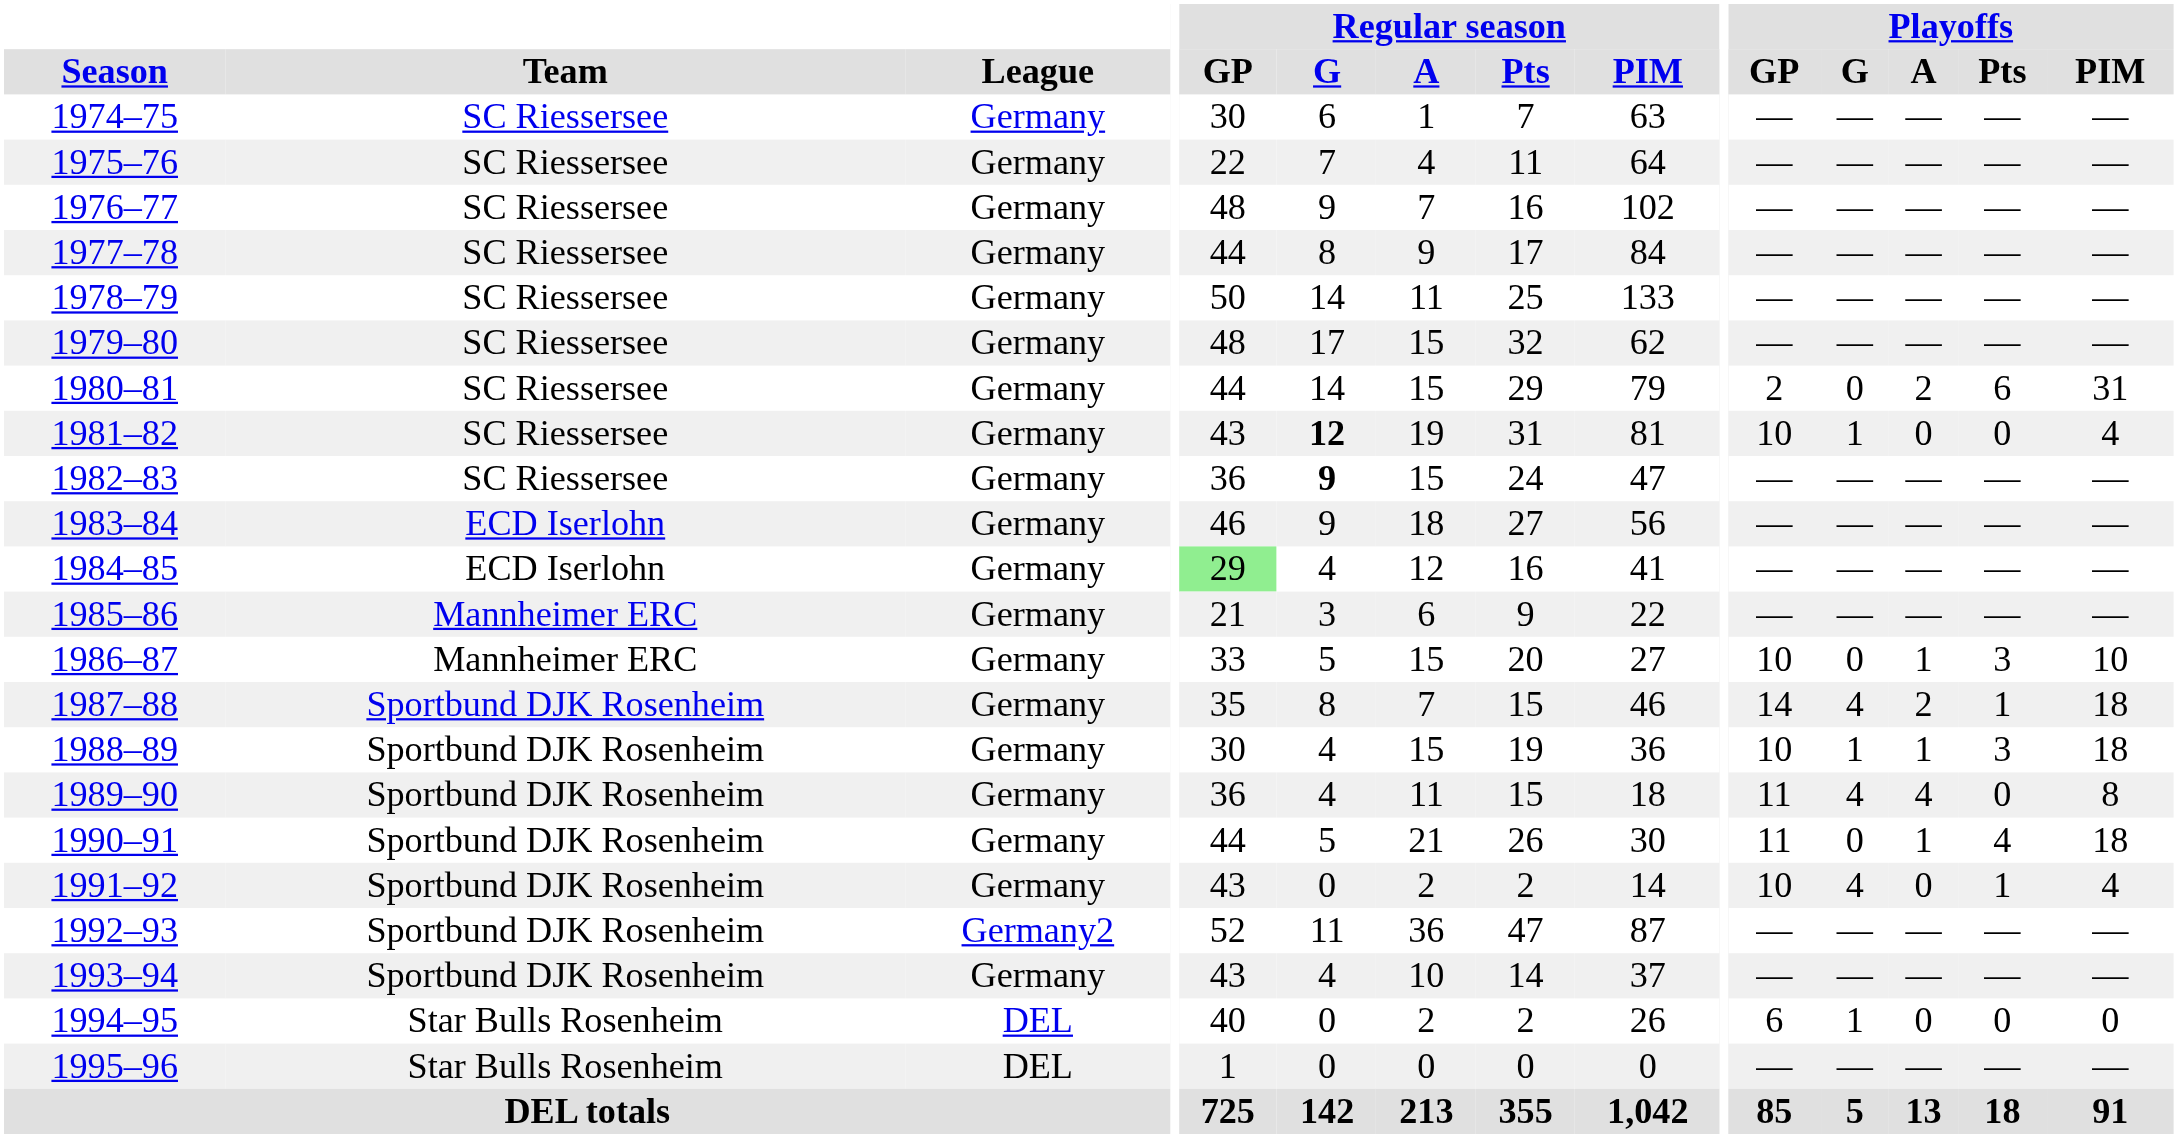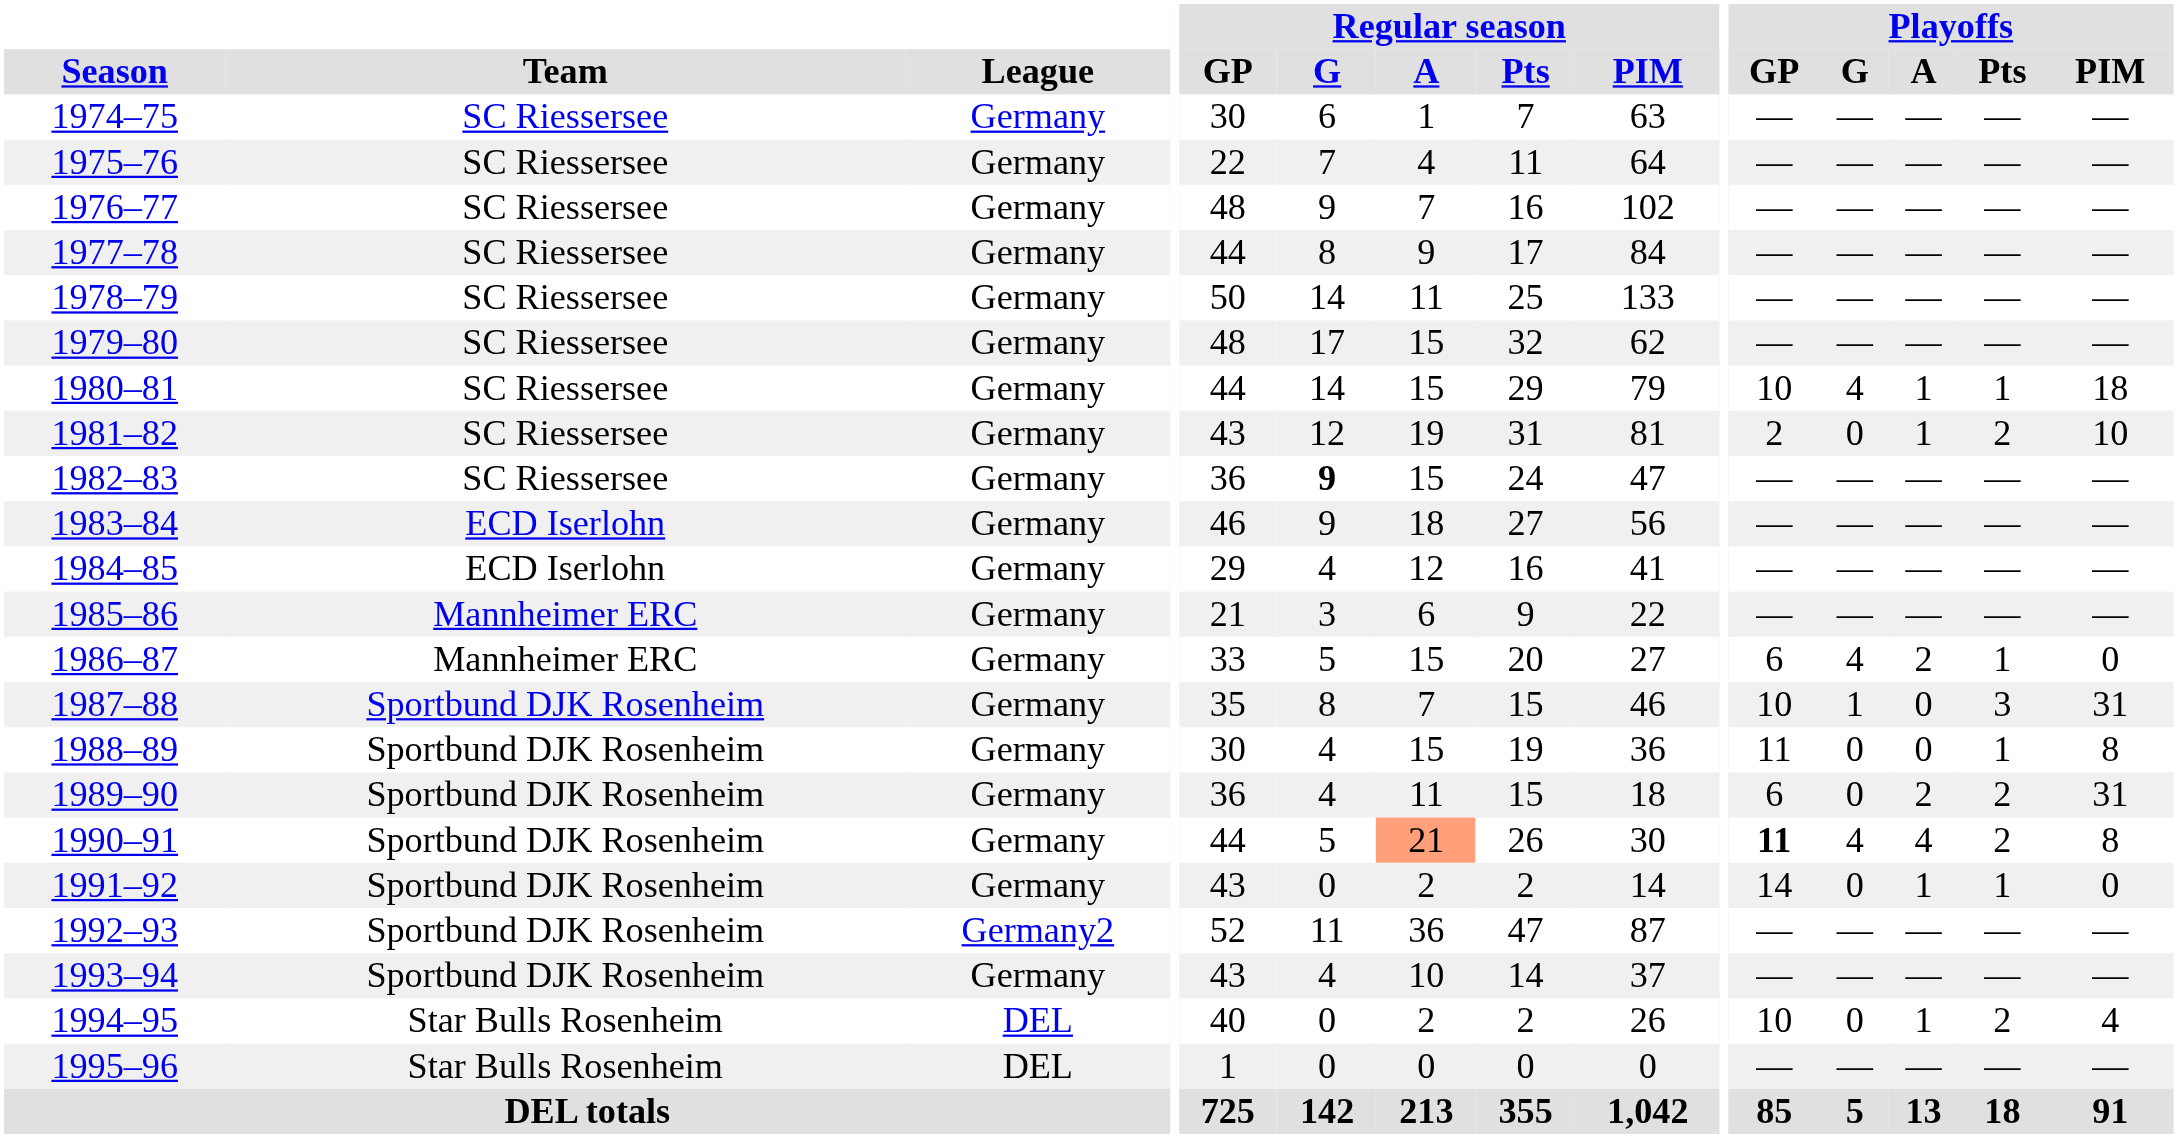(1774, 387) 2 -> (1774, 387) 10
(1855, 387) 0 -> (1855, 387) 4
(1924, 387) 2 -> (1924, 387) 1
(2002, 387) 6 -> (2002, 387) 1
(2110, 387) 31 -> (2110, 387) 18
(1327, 432) bold -> (1327, 432) normal
(1774, 432) 10 -> (1774, 432) 2
(1855, 432) 1 -> (1855, 432) 0
(1924, 432) 0 -> (1924, 432) 1
(2002, 432) 0 -> (2002, 432) 2
(2110, 432) 4 -> (2110, 432) 10
(1228, 568) lightgreen background -> (1228, 568) no background
(1774, 658) 10 -> (1774, 658) 6
(1855, 658) 0 -> (1855, 658) 4
(1924, 658) 1 -> (1924, 658) 2
(2002, 658) 3 -> (2002, 658) 1
(2110, 658) 10 -> (2110, 658) 0
(1774, 703) 14 -> (1774, 703) 10
(1855, 703) 4 -> (1855, 703) 1
(1924, 703) 2 -> (1924, 703) 0
(2002, 703) 1 -> (2002, 703) 3
(2110, 703) 18 -> (2110, 703) 31
(1774, 749) 10 -> (1774, 749) 11
(1855, 749) 1 -> (1855, 749) 0
(1924, 749) 1 -> (1924, 749) 0
(2002, 749) 3 -> (2002, 749) 1
(2110, 749) 18 -> (2110, 749) 8
(1774, 794) 11 -> (1774, 794) 6
(1855, 794) 4 -> (1855, 794) 0
(1924, 794) 4 -> (1924, 794) 2
(2002, 794) 0 -> (2002, 794) 2
(2110, 794) 8 -> (2110, 794) 31
(1426, 839) no background -> (1426, 839) lightsalmon background
(1774, 839) normal -> (1774, 839) bold
(1855, 839) 0 -> (1855, 839) 4
(1924, 839) 1 -> (1924, 839) 4
(2002, 839) 4 -> (2002, 839) 2
(2110, 839) 18 -> (2110, 839) 8
(1774, 884) 10 -> (1774, 884) 14
(1855, 884) 4 -> (1855, 884) 0
(1924, 884) 0 -> (1924, 884) 1
(2110, 884) 4 -> (2110, 884) 0
(1774, 1020) 6 -> (1774, 1020) 10
(1855, 1020) 1 -> (1855, 1020) 0
(1924, 1020) 0 -> (1924, 1020) 1
(2002, 1020) 0 -> (2002, 1020) 2
(2110, 1020) 0 -> (2110, 1020) 4
